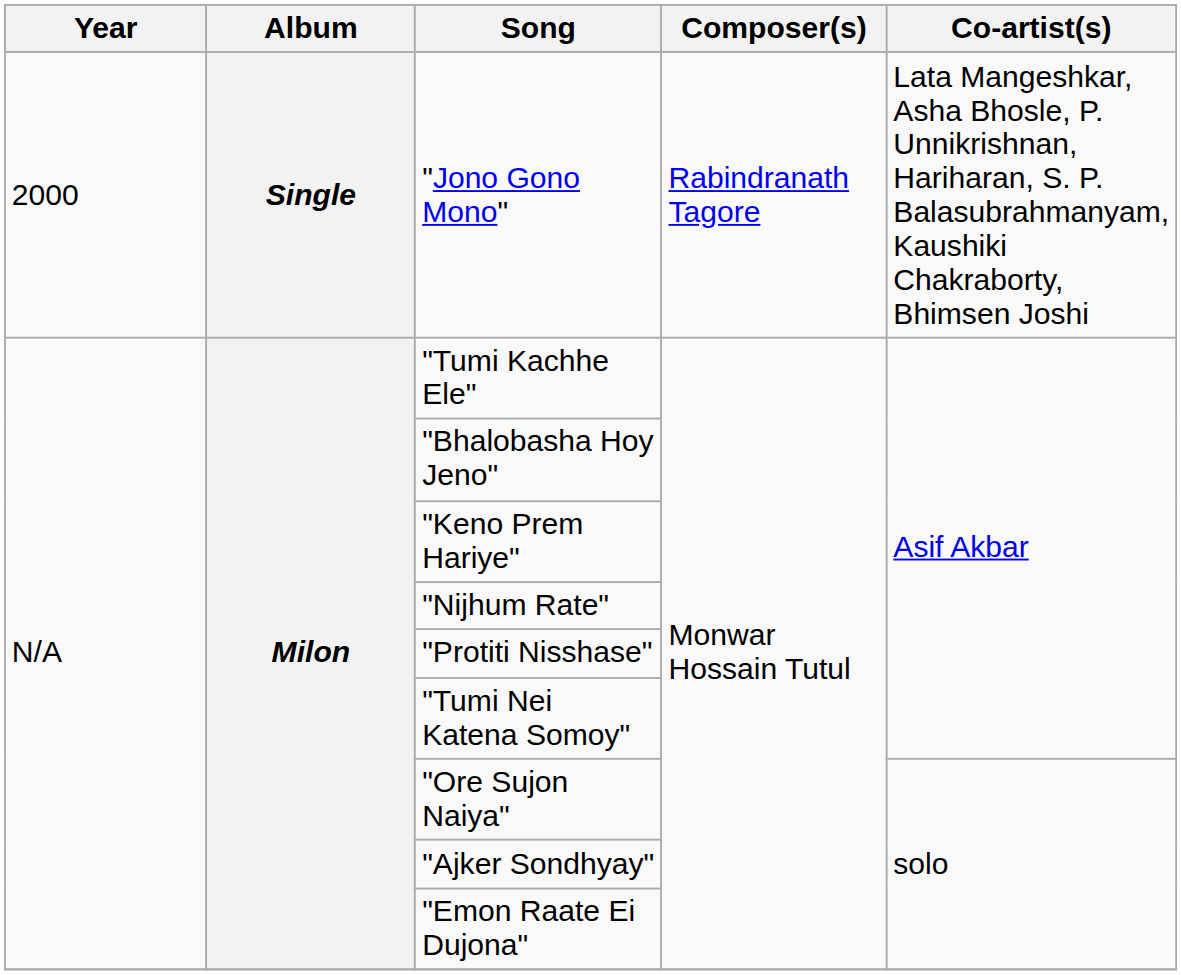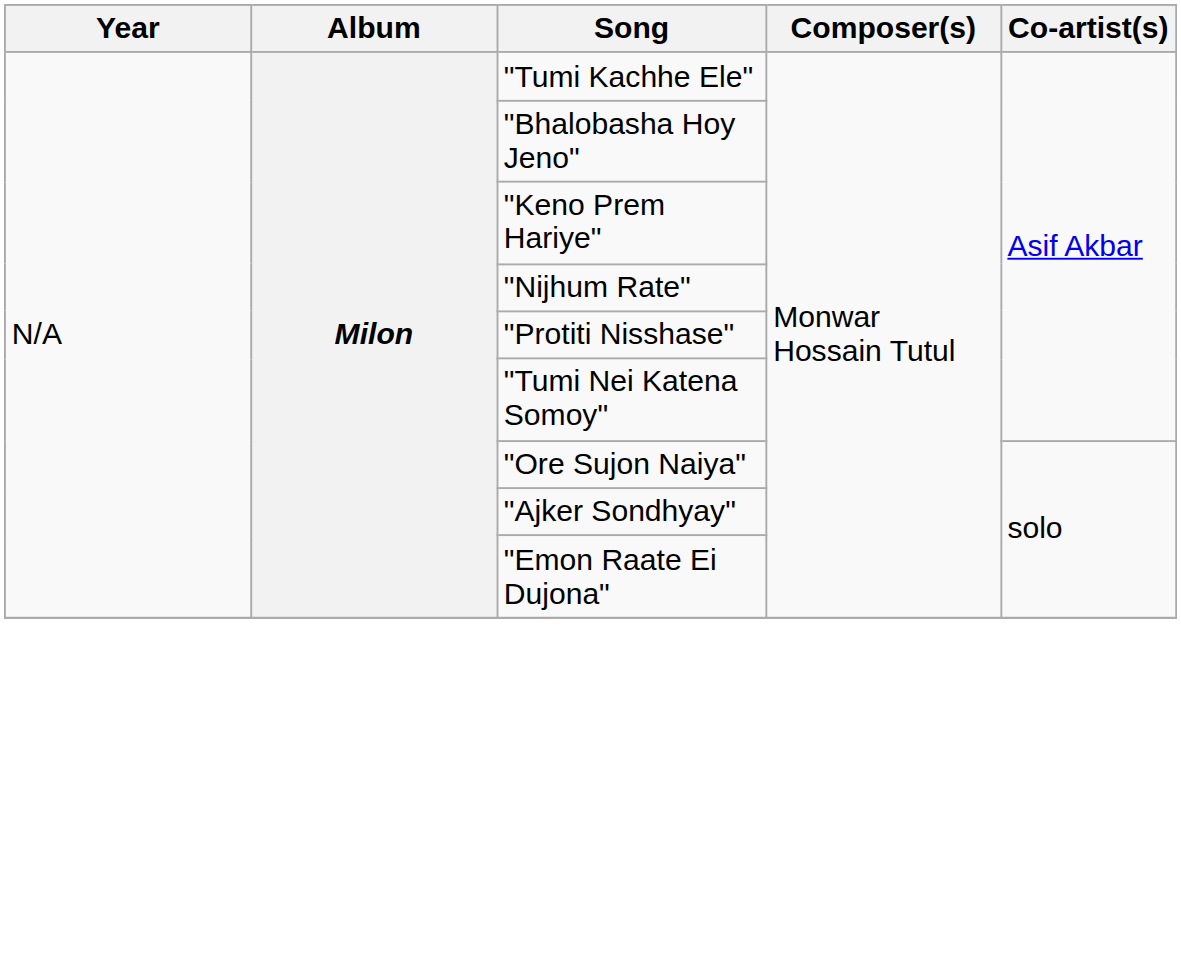- row: (501, 194)
